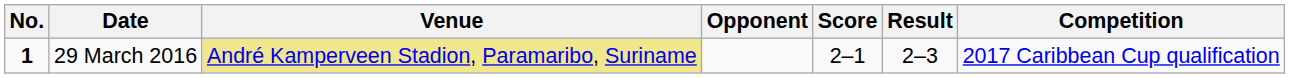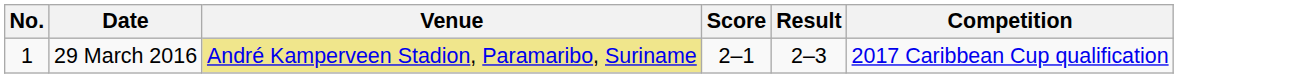- column: (757, 21)
(27, 55) bold -> (27, 55) normal
